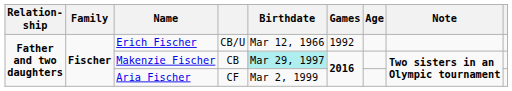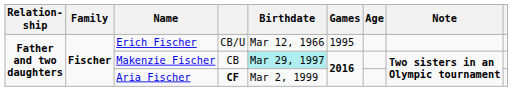(342, 42) 1992 -> (342, 42) 1995
(233, 77) normal -> (233, 77) bold
